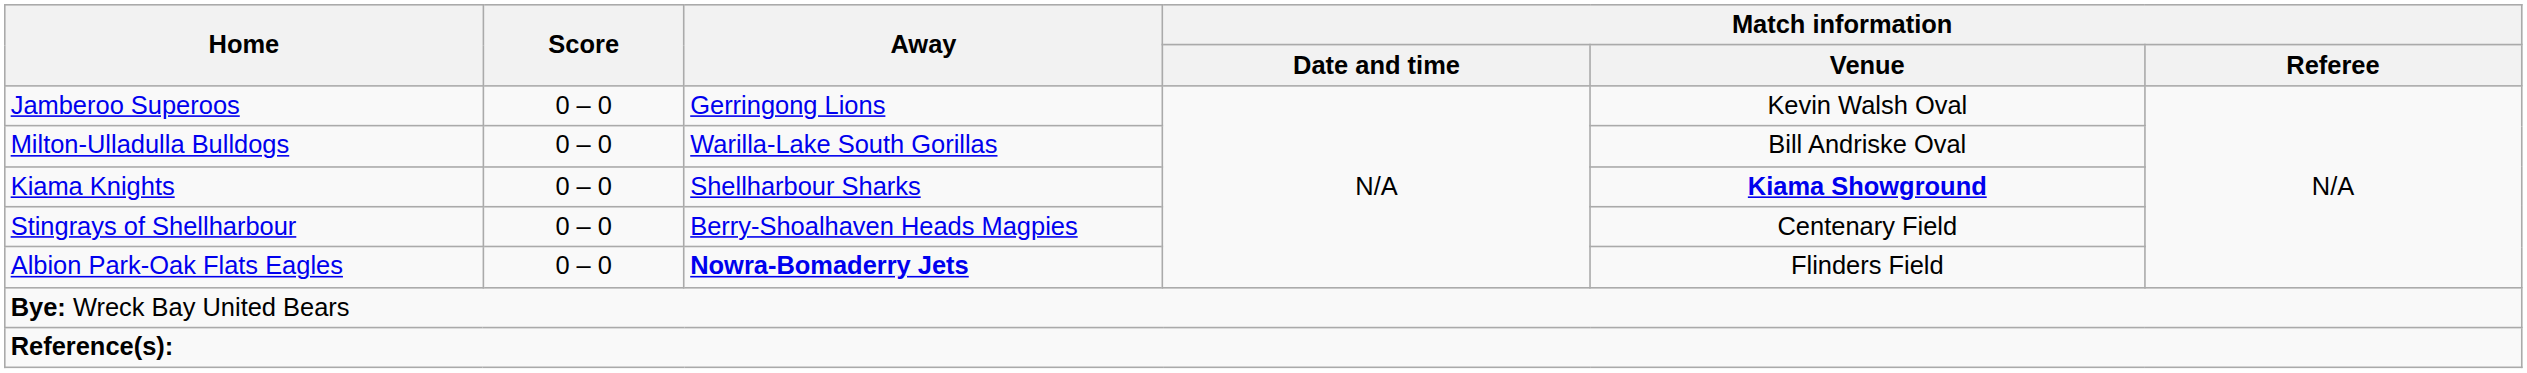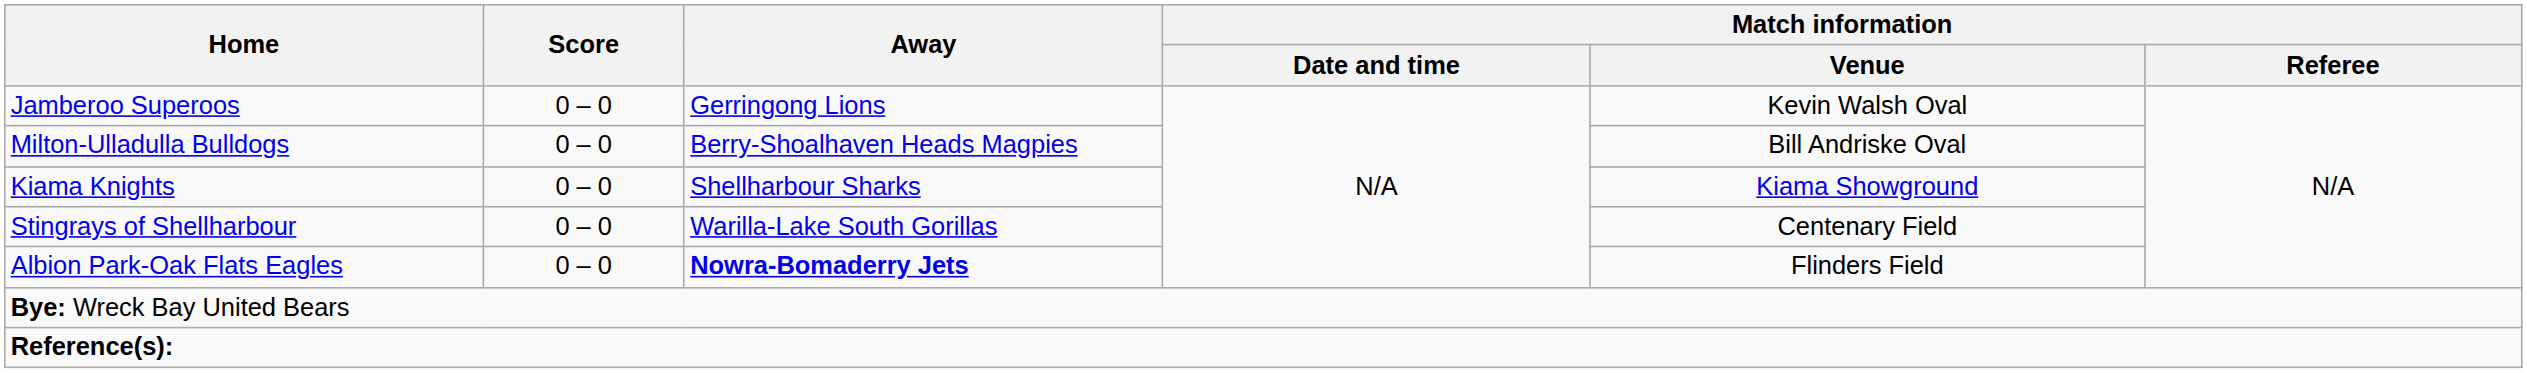(844, 145) Warilla-Lake South Gorillas -> (884, 145) Berry-Shoalhaven Heads Magpies
(1867, 186) bold -> (1867, 186) normal
(884, 226) Berry-Shoalhaven Heads Magpies -> (844, 226) Warilla-Lake South Gorillas
